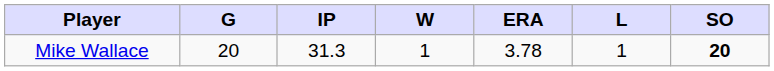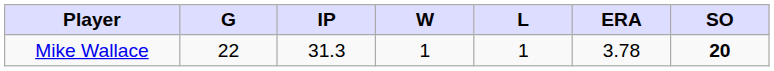columns swapped: (621, 19) <-> (523, 19)
(228, 50) 20 -> (228, 50) 22
